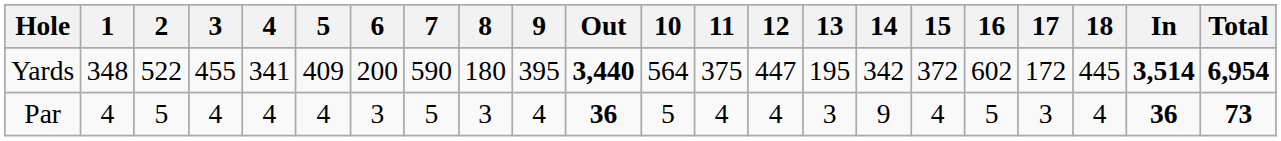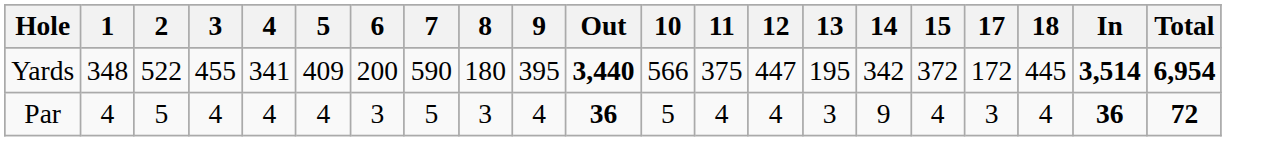- column: (992, 26)
(668, 69) 564 -> (668, 69) 566
(1238, 113) 73 -> (1184, 113) 72
